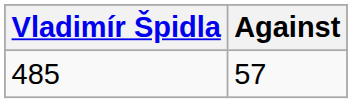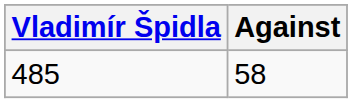(250, 73) 57 -> (250, 73) 58
